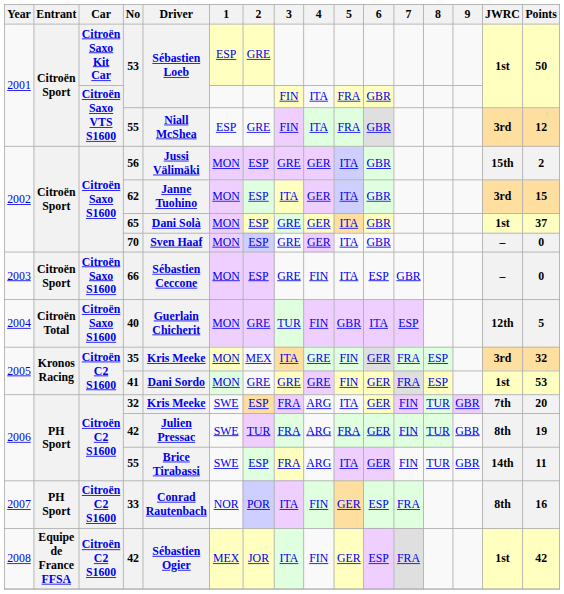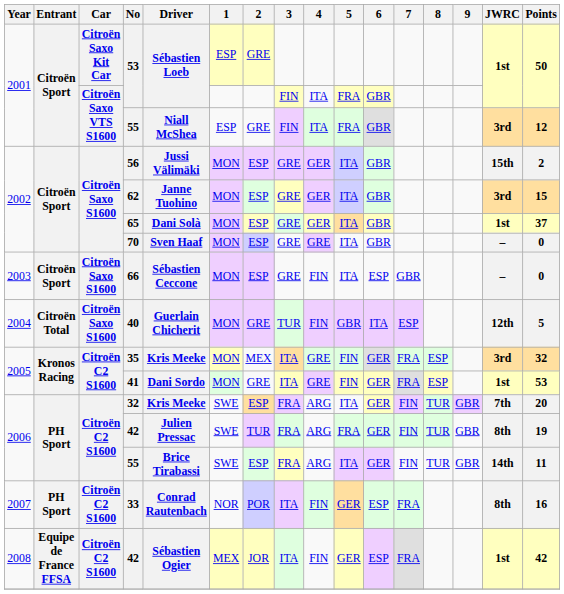(289, 197) ITA -> (289, 197) GRE
(319, 242) GER -> (319, 242) GRE
(289, 382) GRE -> (289, 382) ITA
